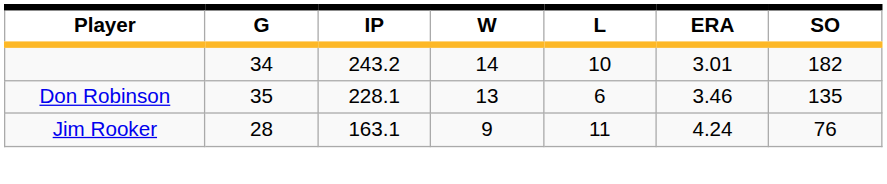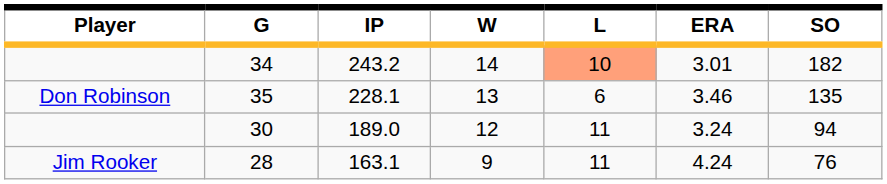(600, 63) no background -> (600, 63) lightsalmon background
+ row: (261, 129)
